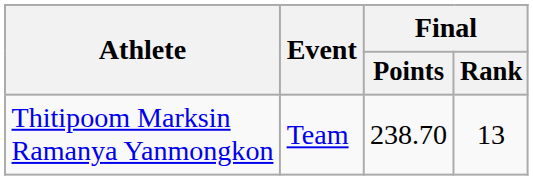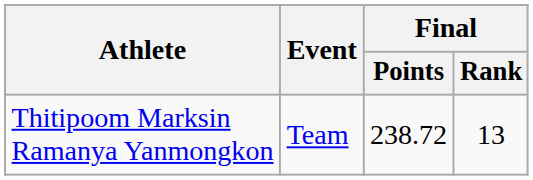(409, 134) 238.70 -> (409, 134) 238.72
